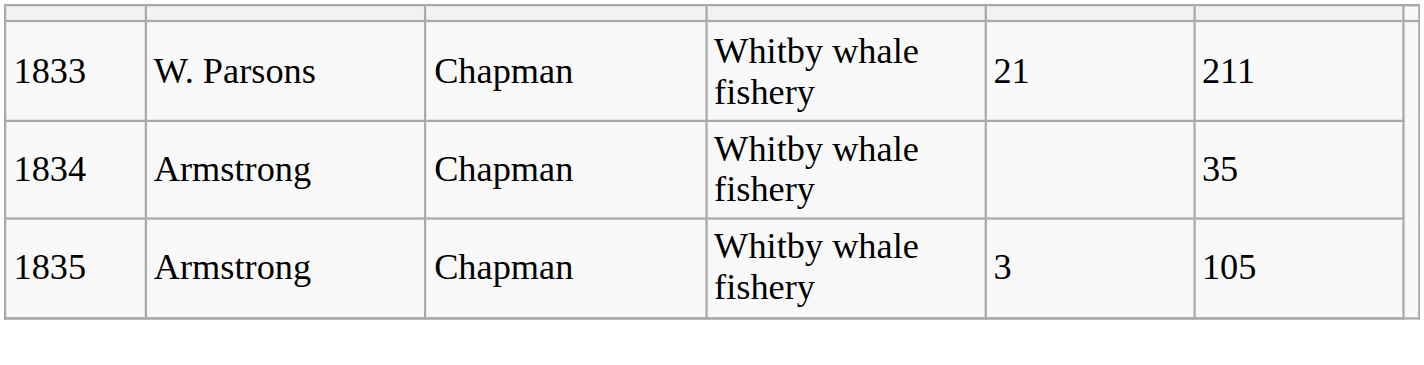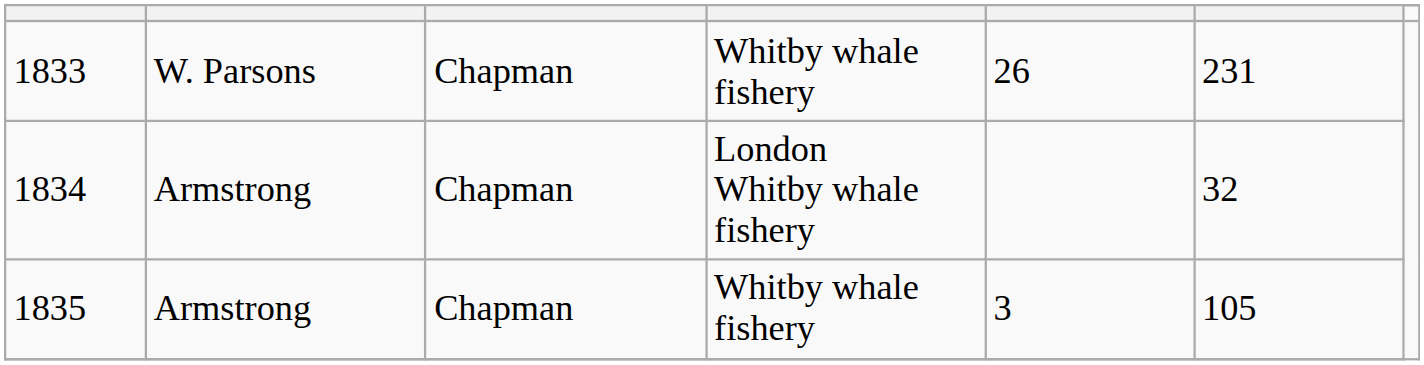(1012, 70) 21 -> (1012, 70) 26
(1229, 70) 211 -> (1229, 70) 231
(817, 168) Whitby whale fishery -> (816, 189) London Whitby whale fishery
(1220, 168) 35 -> (1220, 189) 32
